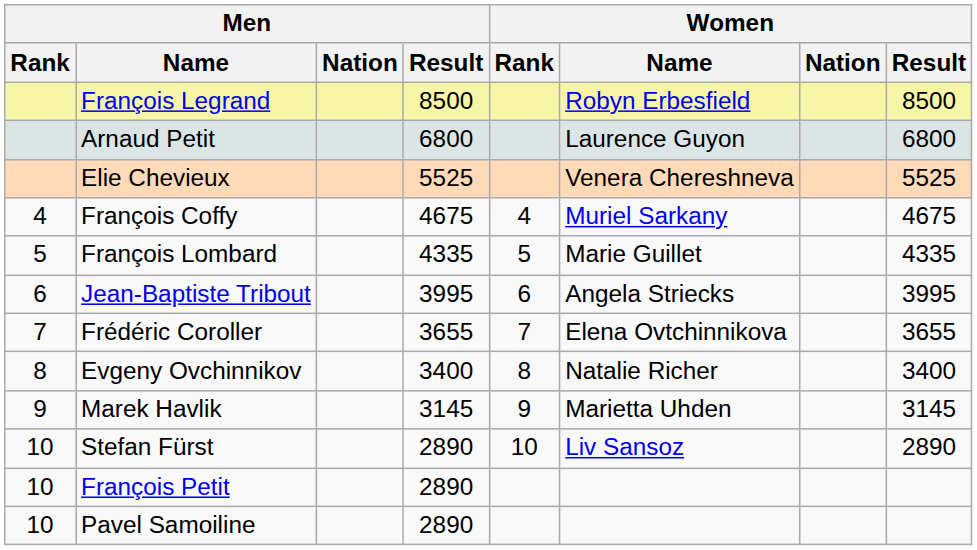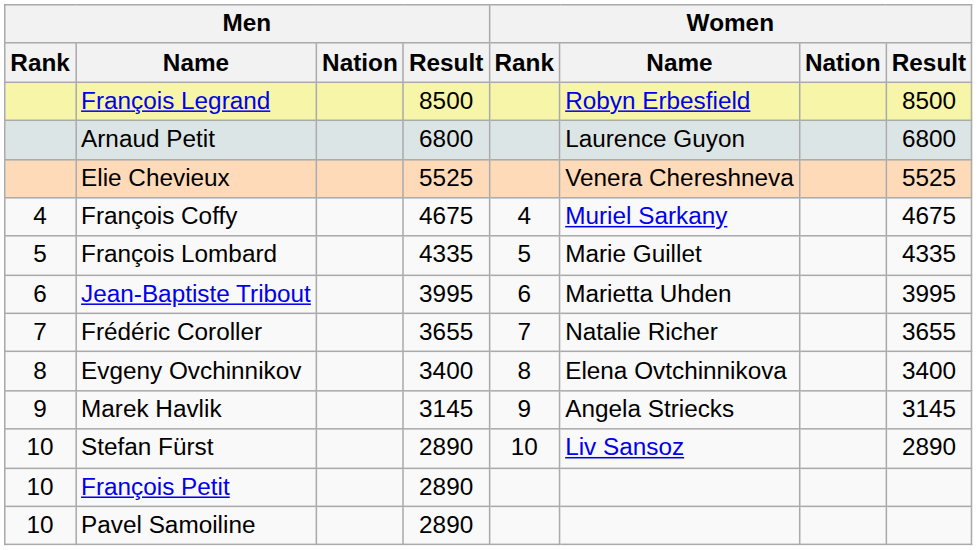(650, 293) Angela Striecks -> (648, 293) Marietta Uhden
(676, 332) Elena Ovtchinnikova -> (642, 332) Natalie Richer
(642, 370) Natalie Richer -> (676, 370) Elena Ovtchinnikova
(648, 409) Marietta Uhden -> (650, 409) Angela Striecks
